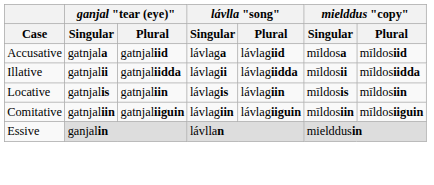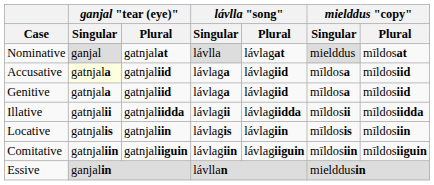+ row: (36, 53)
(88, 53) no background -> (91, 72) lightyellow background
+ row: (28, 92)
